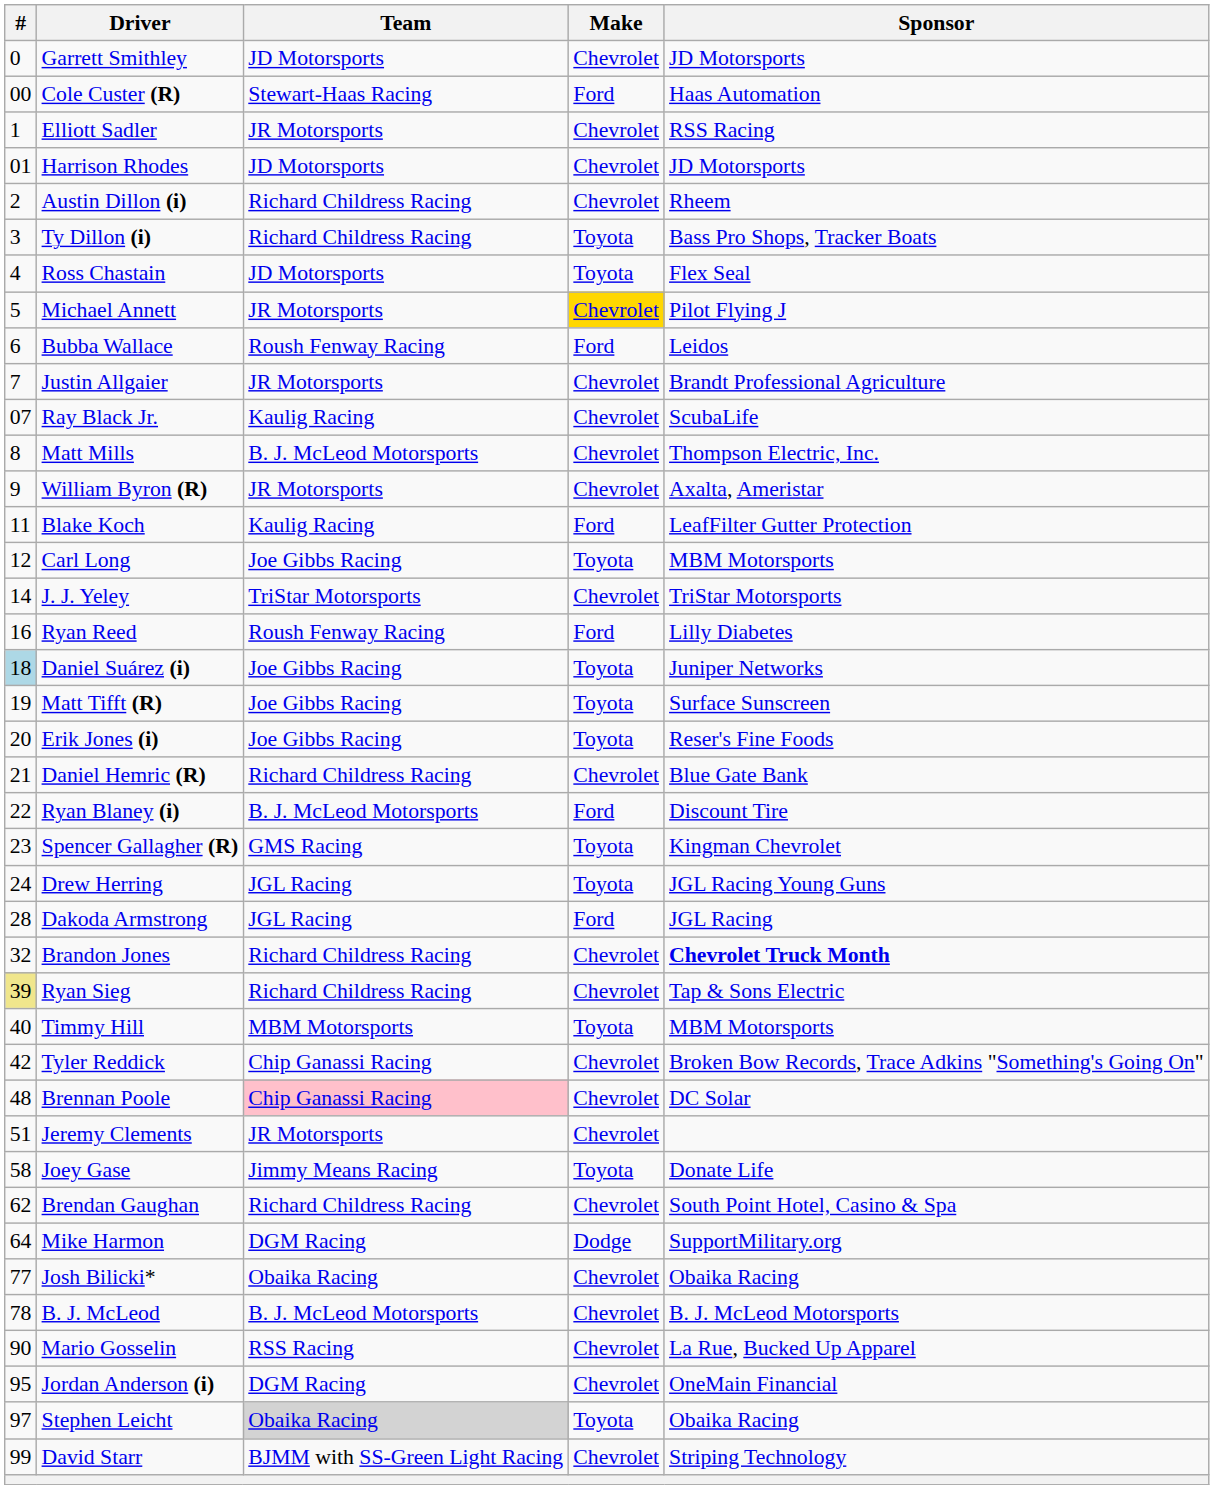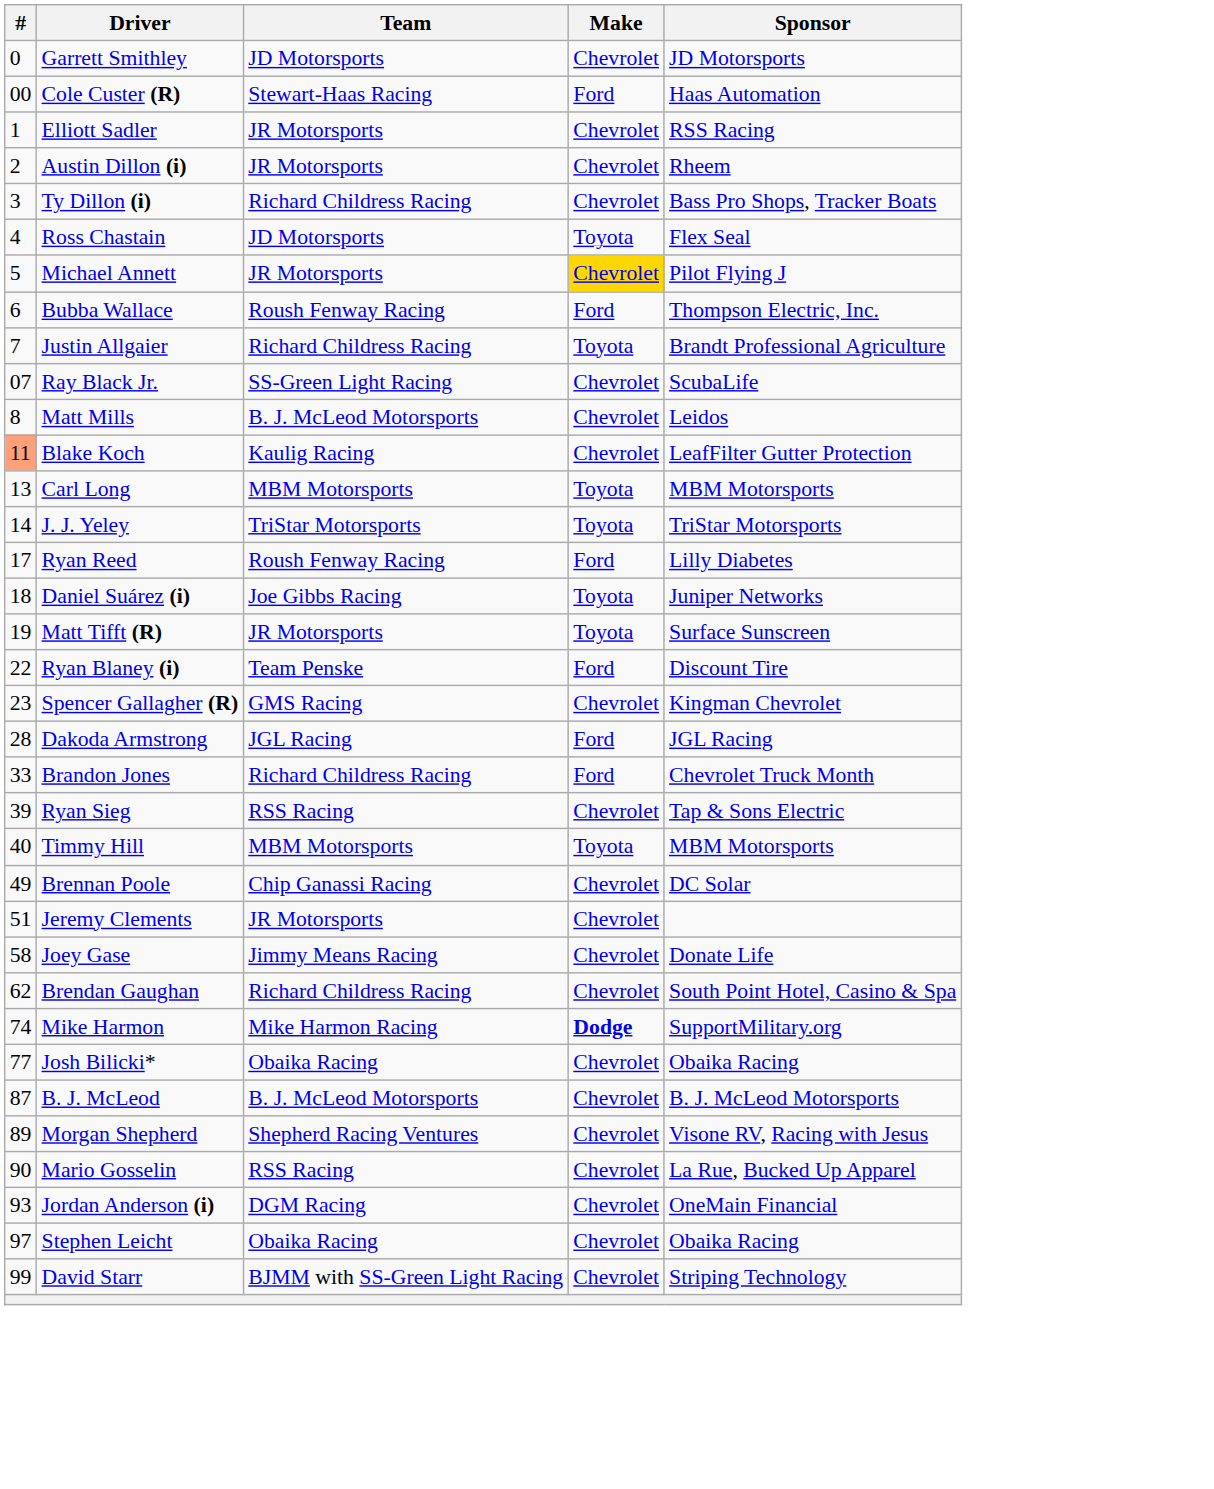- row: (115, 165)
(360, 201) Richard Childress Racing -> (316, 165) JR Motorsports
(603, 237) Toyota -> (616, 201) Chevrolet
(699, 345) Leidos -> (774, 309) Thompson Electric, Inc.
(316, 381) JR Motorsports -> (360, 345) Richard Childress Racing
(616, 381) Chevrolet -> (603, 345) Toyota
(311, 416) Kaulig Racing -> (350, 381) SS-Green Light Racing
(774, 452) Thompson Electric, Inc. -> (699, 416) Leidos
- row: (124, 488)
(20, 524) no background -> (20, 452) lightsalmon background
(594, 524) Ford -> (616, 452) Chevrolet
(21, 560) 12 -> (21, 488) 13
(325, 560) Joe Gibbs Racing -> (331, 488) MBM Motorsports
(616, 596) Chevrolet -> (603, 524) Toyota
(21, 631) 16 -> (21, 560) 17
(21, 667) lightblue background -> (21, 596) no background
(325, 703) Joe Gibbs Racing -> (316, 631) JR Motorsports
- row: (100, 739)
- row: (124, 775)
(363, 811) B. J. McLeod Motorsports -> (306, 667) Team Penske
(603, 846) Toyota -> (616, 703) Chevrolet
- row: (102, 882)
(21, 954) 32 -> (21, 775) 33
(616, 954) Chevrolet -> (594, 775) Ford
(779, 954) bold -> (772, 775) normal
(21, 990) khaki background -> (21, 811) no background
(360, 990) Richard Childress Racing -> (301, 811) RSS Racing
- row: (103, 1061)
(21, 1097) 48 -> (21, 882) 49
(340, 1097) pink background -> (340, 882) no background
(603, 1169) Toyota -> (616, 954) Chevrolet
(21, 1241) 64 -> (21, 1026) 74
(307, 1241) DGM Racing -> (343, 1026) Mike Harmon Racing
(602, 1241) normal -> (603, 1026) bold
(21, 1312) 78 -> (21, 1097) 87
+ row: (119, 1133)
(21, 1384) 95 -> (21, 1205) 93
(313, 1420) lightgrey background -> (313, 1241) no background
(603, 1420) Toyota -> (616, 1241) Chevrolet
